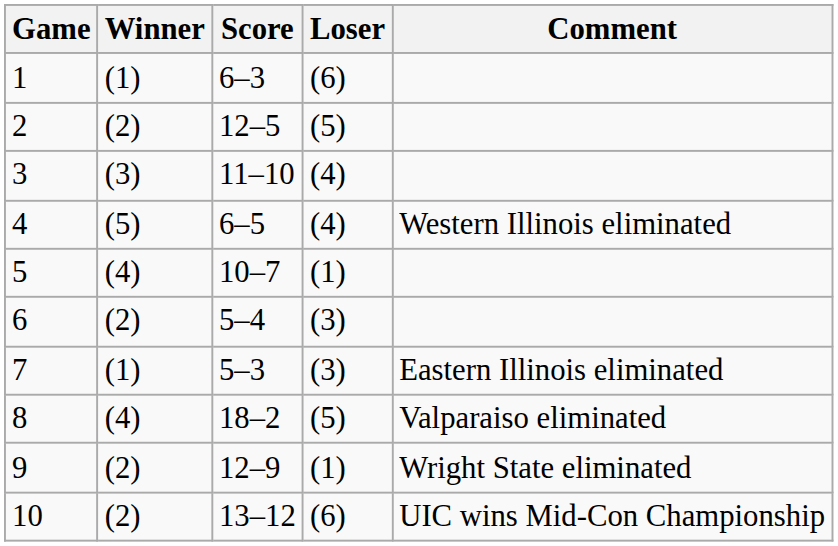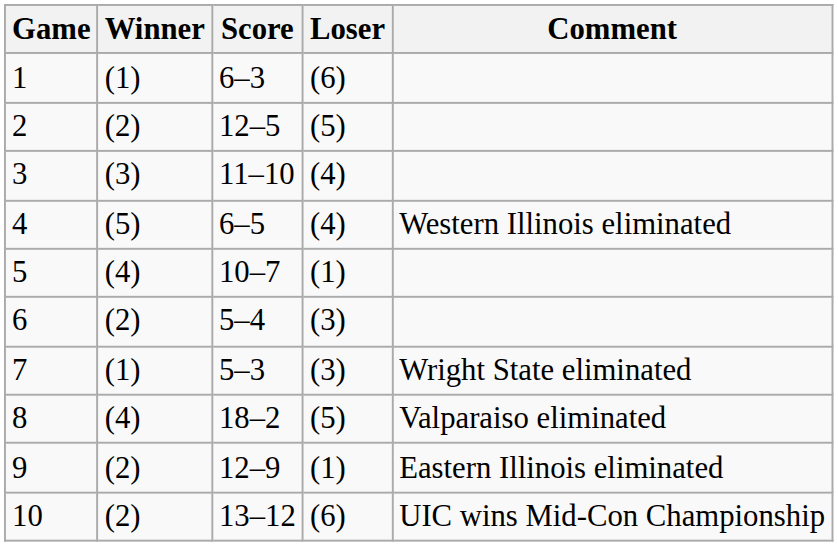(561, 369) Eastern Illinois eliminated -> (545, 369) Wright State eliminated
(545, 467) Wright State eliminated -> (561, 467) Eastern Illinois eliminated
